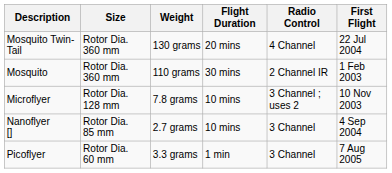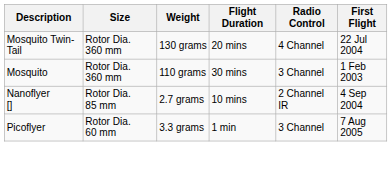(299, 72) 2 Channel IR -> (301, 72) 3 Channel
- row: (28, 100)
(292, 127) 3 Channel -> (301, 100) 2 Channel IR
